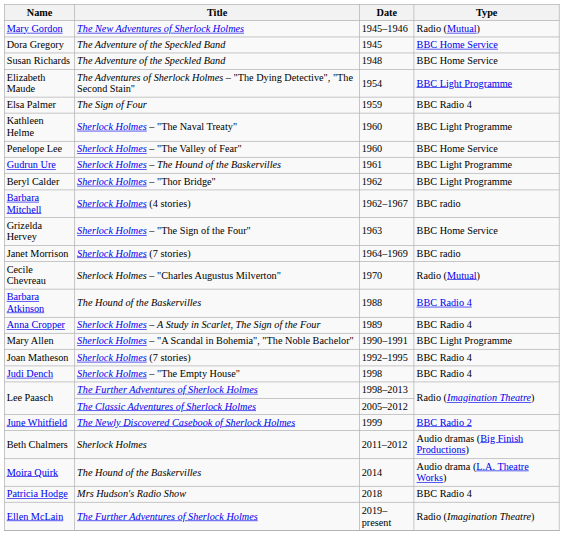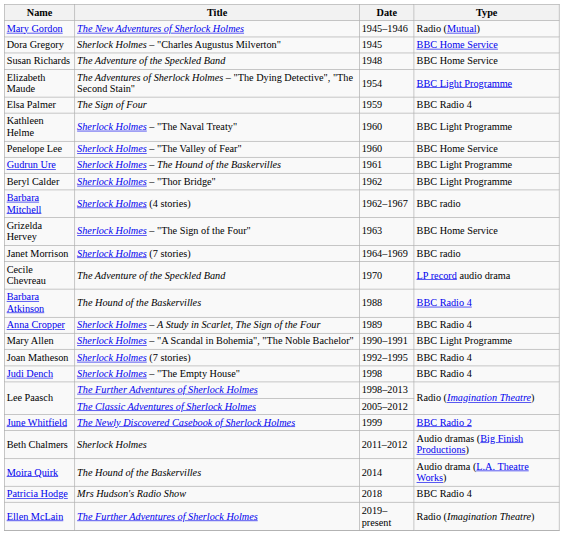(151, 45) The Adventure of the Speckled Band -> (179, 45) Sherlock Holmes – "Charles Augustus Milverton"
(179, 275) Sherlock Holmes – "Charles Augustus Milverton" -> (151, 275) The Adventure of the Speckled Band
(448, 275) Radio (Mutual) -> (463, 275) LP record audio drama
